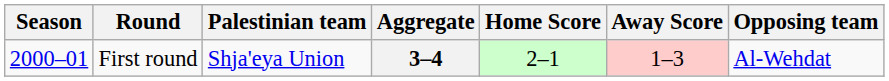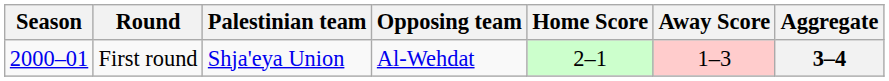columns swapped: (806, 22) <-> (426, 22)
